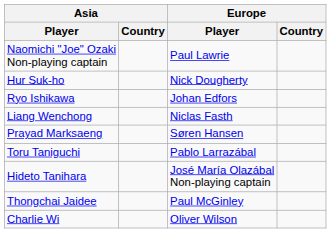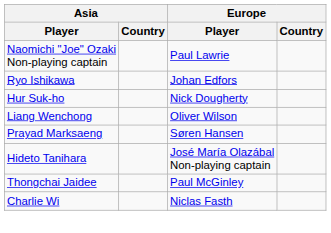rows swapped: (36, 80) <-> (41, 98)
(201, 116) Niclas Fasth -> (204, 116) Oliver Wilson
- row: (43, 152)
(204, 219) Oliver Wilson -> (201, 201) Niclas Fasth
